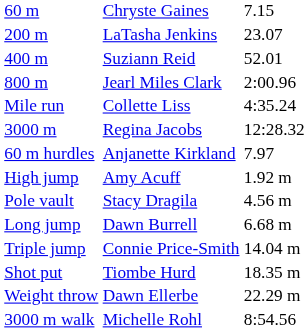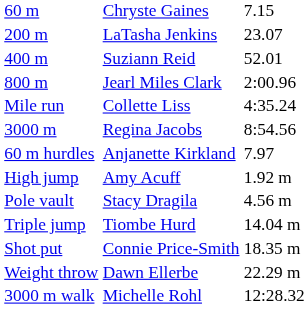(274, 129) 12:28.32 -> (270, 129) 8:54.56
- row: (42, 224)
(171, 248) Connie Price-Smith -> (149, 224) Tiombe Hurd
(149, 272) Tiombe Hurd -> (171, 248) Connie Price-Smith
(270, 319) 8:54.56 -> (274, 296) 12:28.32
